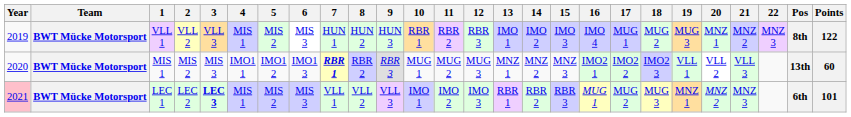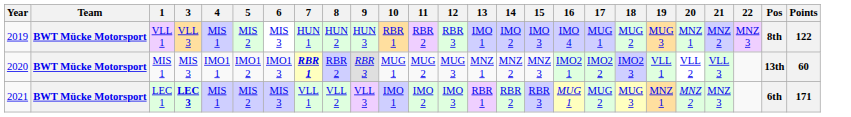- column: (188, 12)
(18, 96) pink background -> (18, 96) no background
(829, 96) 101 -> (804, 96) 171
